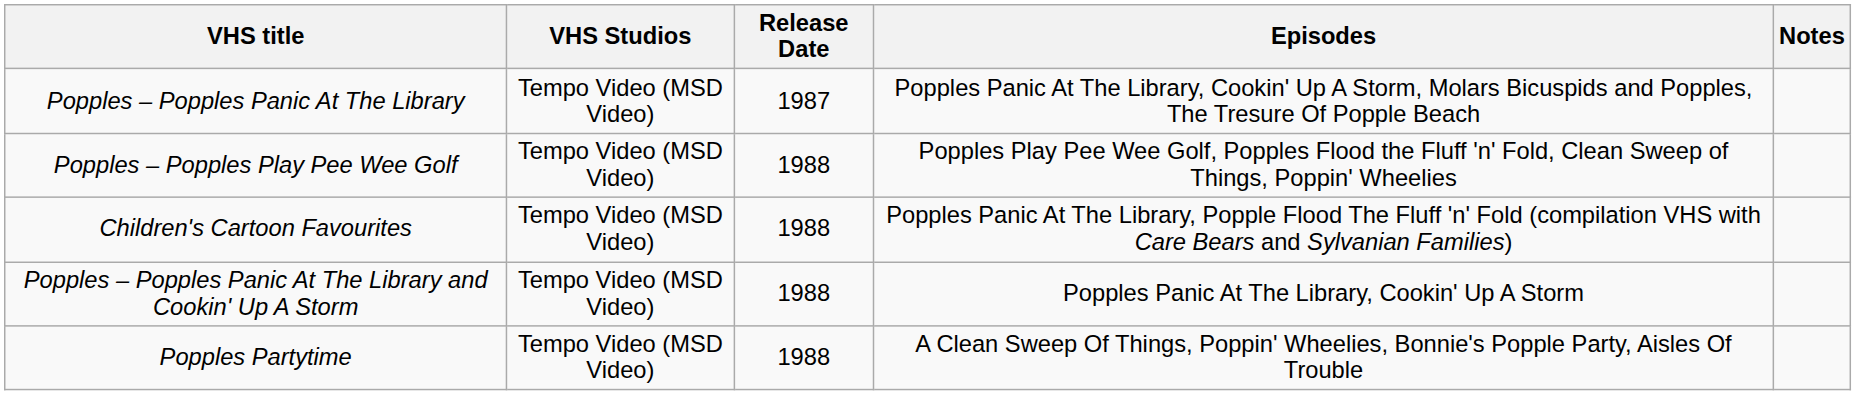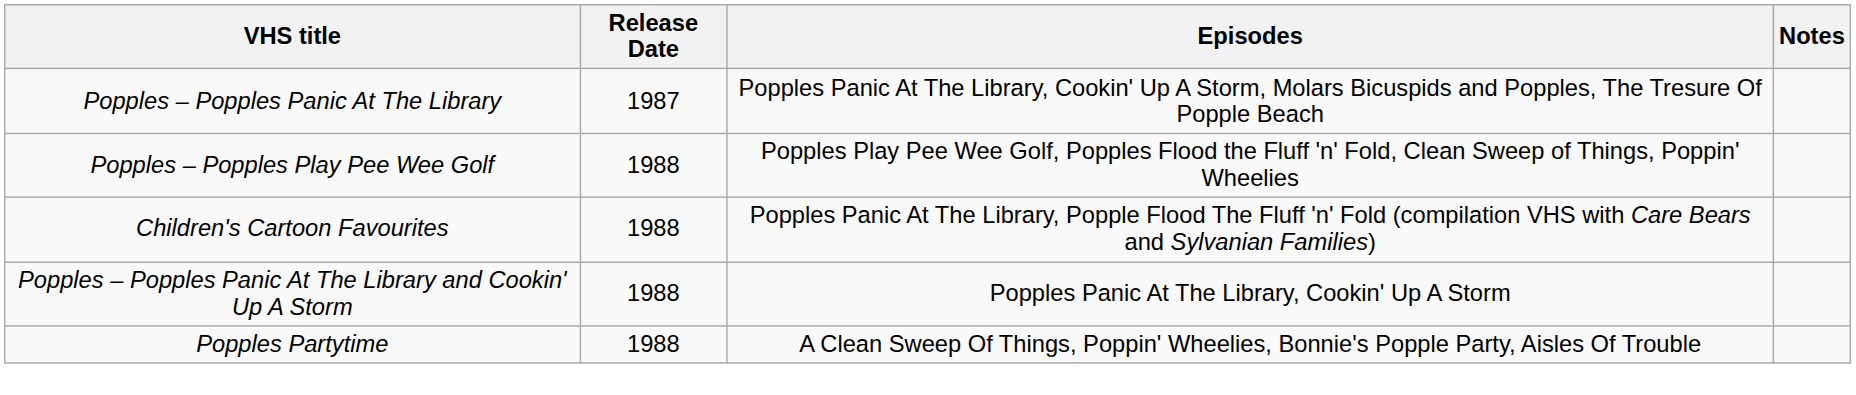- column: (620, 36)
